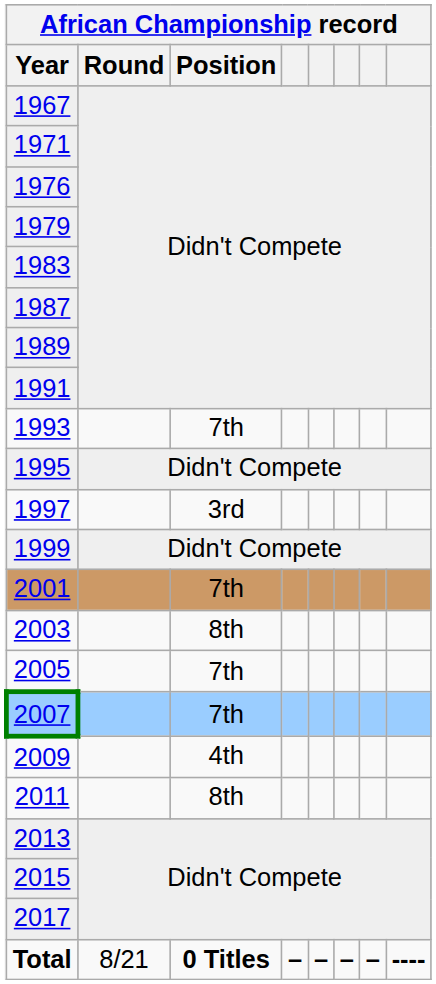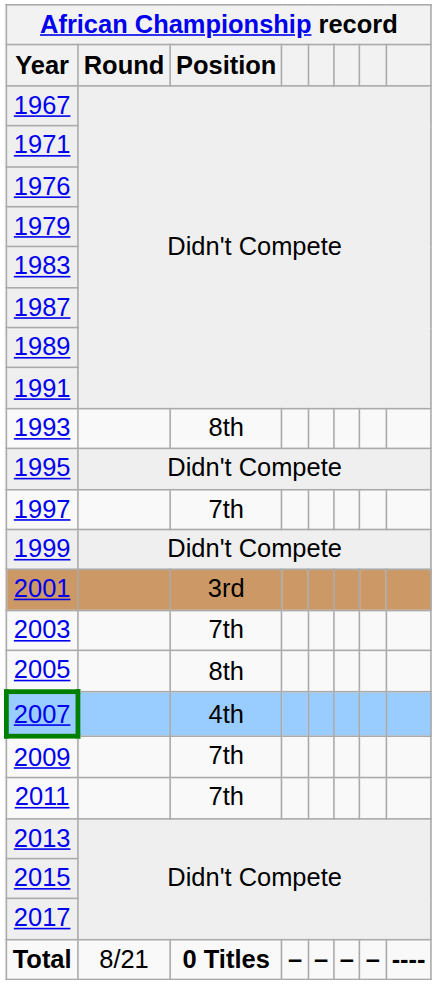(226, 428) 7th -> (226, 428) 8th
(226, 508) 3rd -> (226, 508) 7th
(226, 589) 7th -> (226, 589) 3rd
(226, 629) 8th -> (226, 629) 7th
(226, 671) 7th -> (226, 671) 8th
(226, 713) 7th -> (226, 713) 4th
(226, 756) 4th -> (226, 756) 7th
(226, 797) 8th -> (226, 797) 7th
